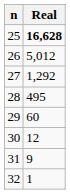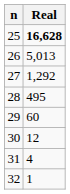(41, 55) 5,012 -> (41, 55) 5,013
(30, 158) 9 -> (30, 158) 4
